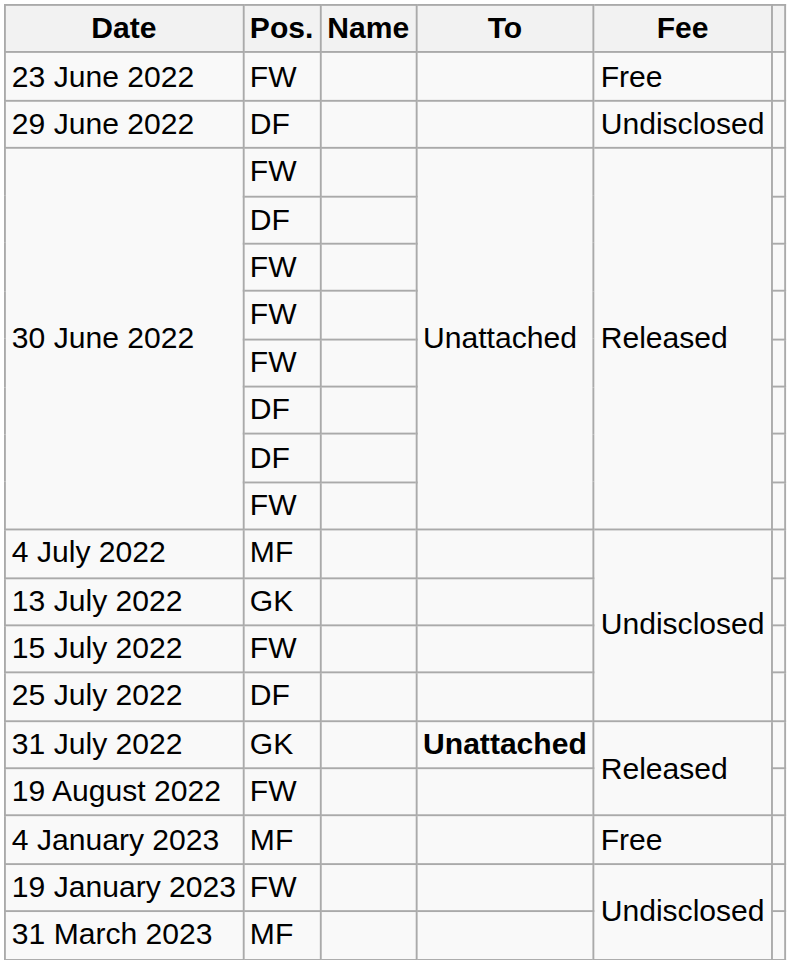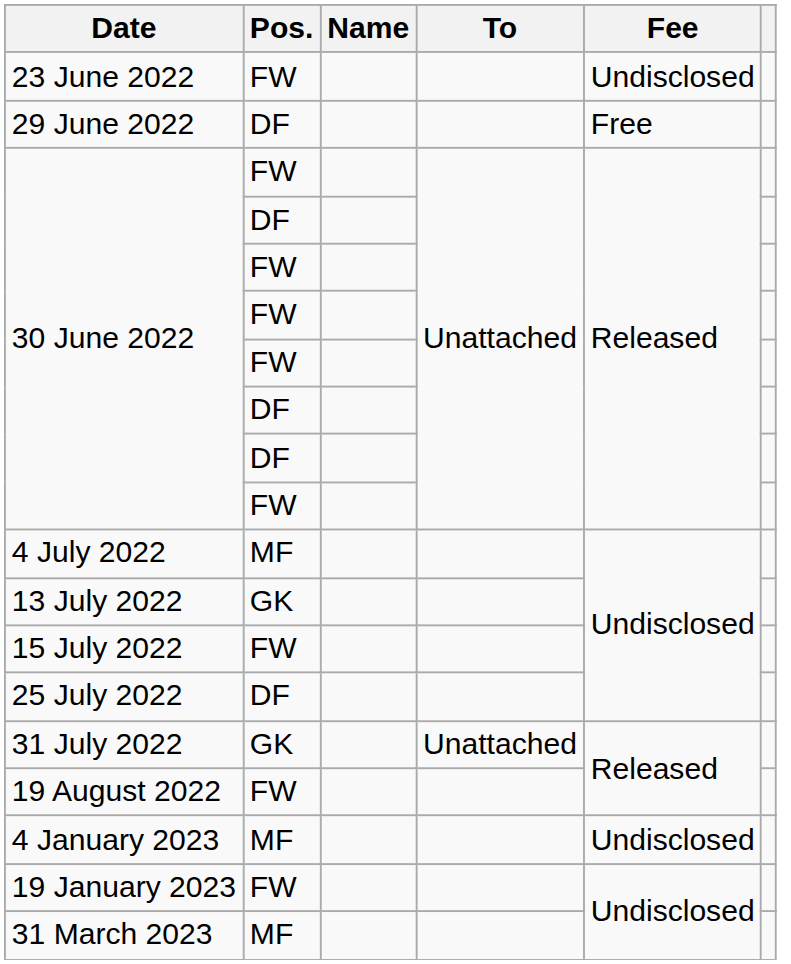(632, 76) Free -> (673, 76) Undisclosed
(683, 123) Undisclosed -> (622, 123) Free
(505, 743) bold -> (500, 743) normal
(632, 839) Free -> (673, 839) Undisclosed
